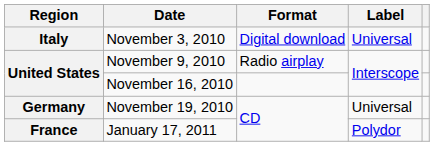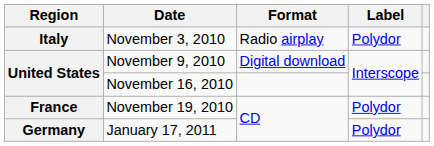(292, 38) Digital download -> (282, 38) Radio airplay
(382, 38) Universal -> (376, 38) Polydor
(282, 61) Radio airplay -> (292, 61) Digital download
(54, 107) Germany -> (54, 107) France
(382, 107) Universal -> (376, 107) Polydor
(54, 130) France -> (54, 130) Germany
